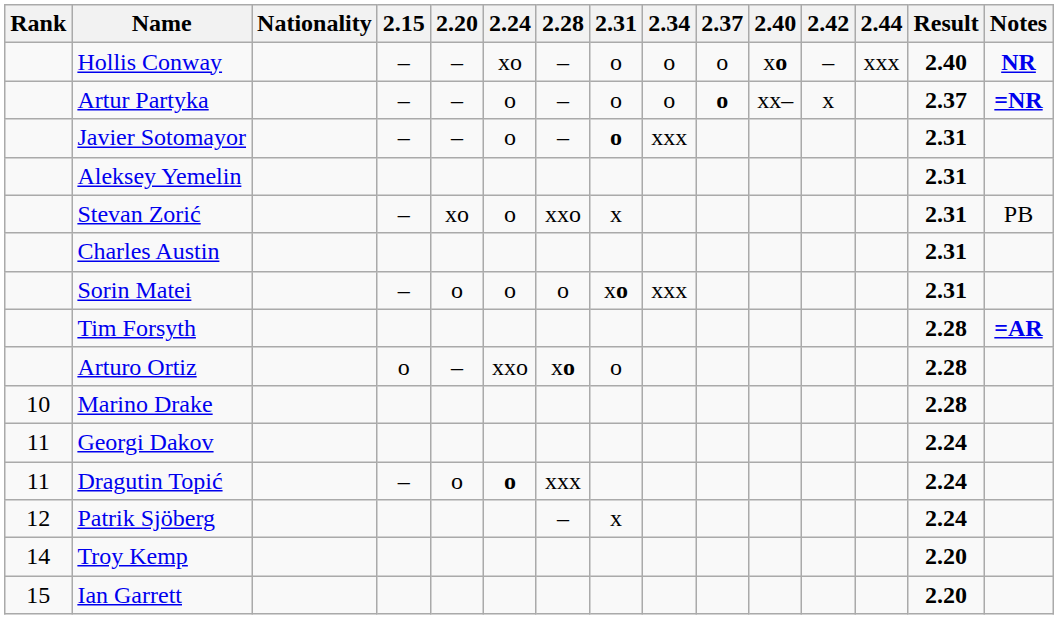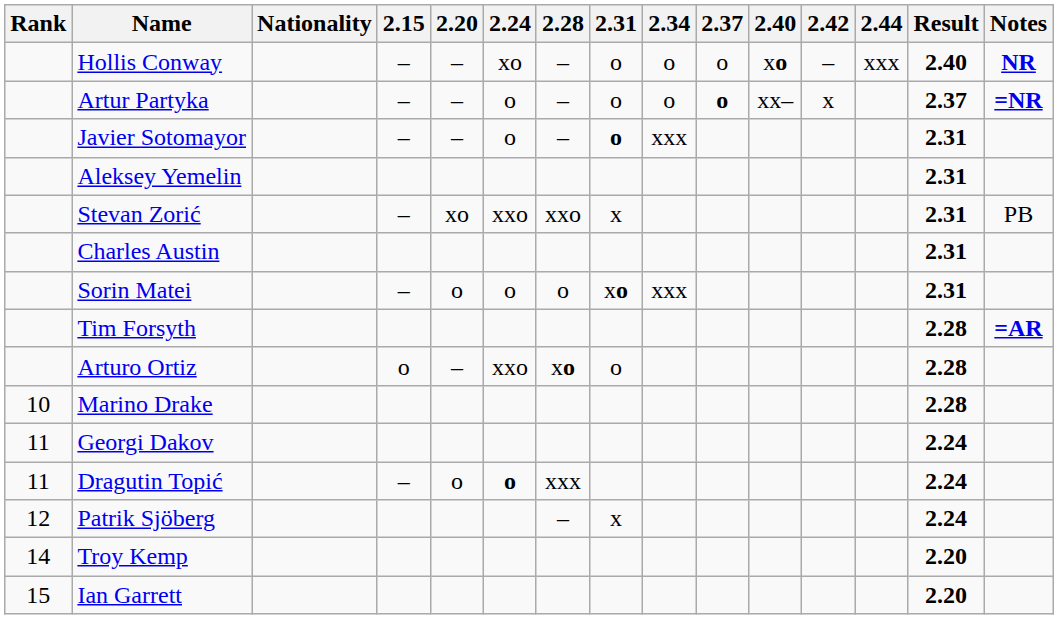(510, 213) o -> (510, 213) xxo
